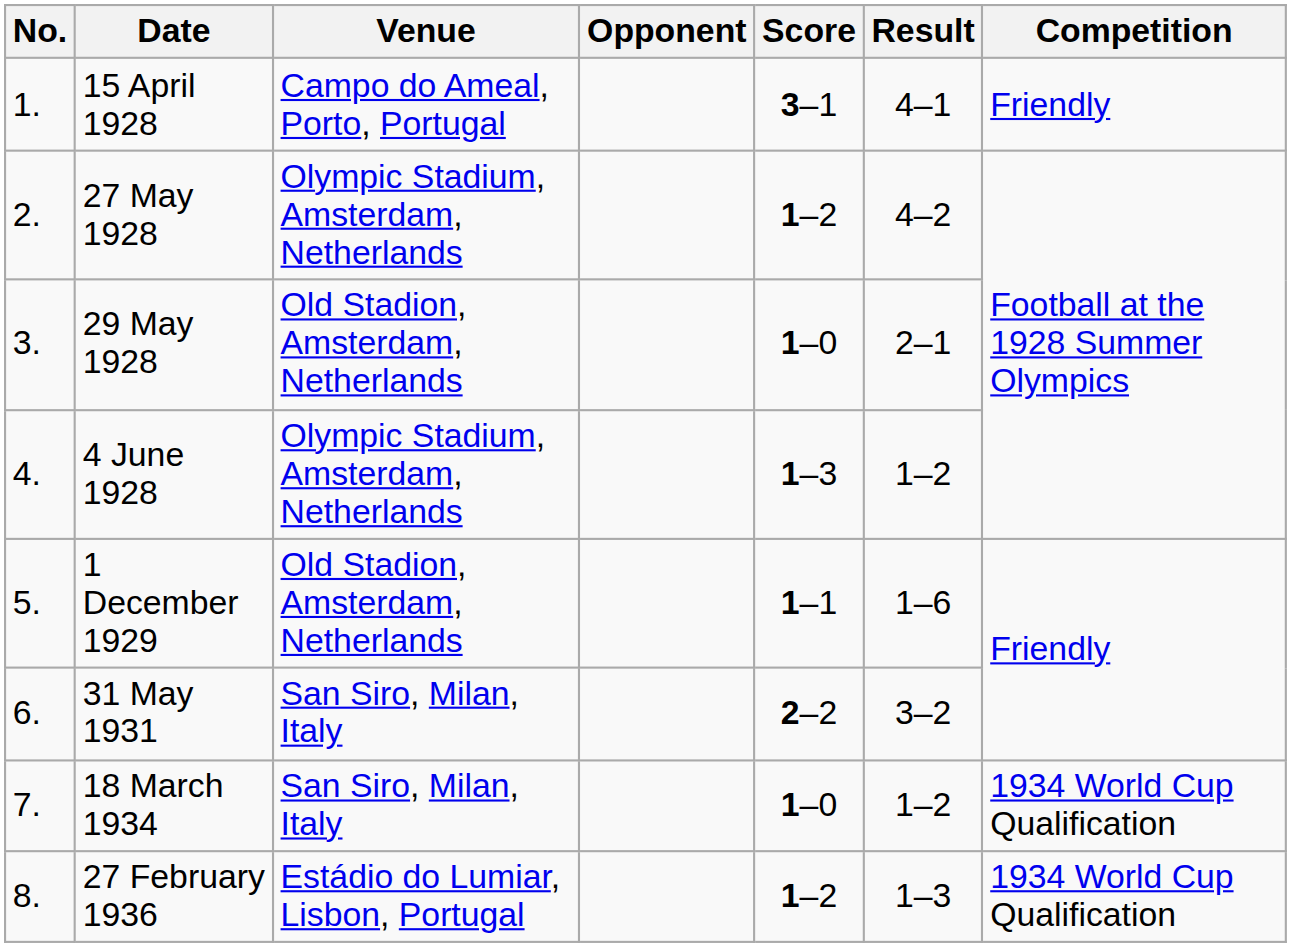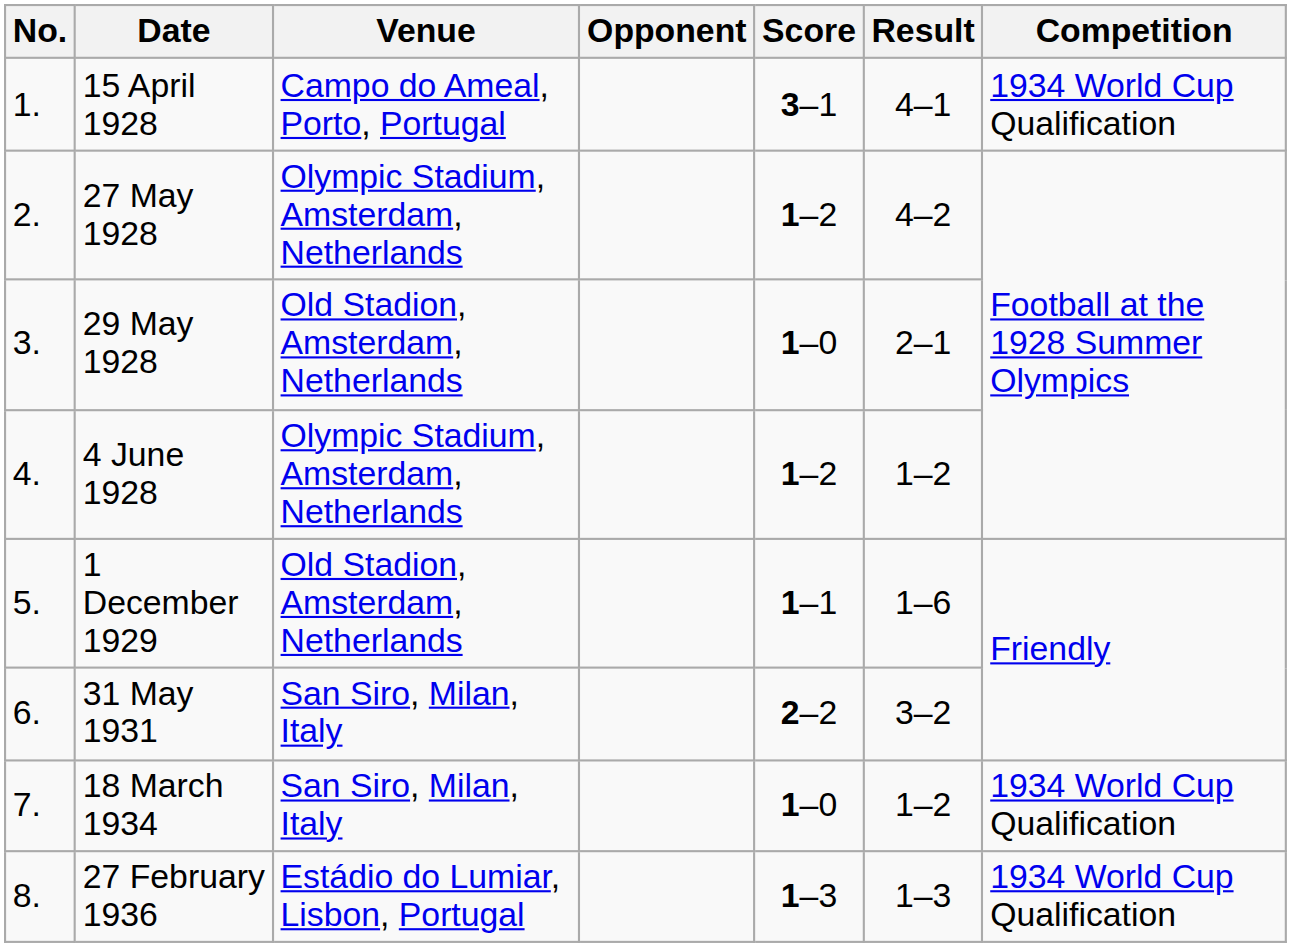(1050, 103) Friendly -> (1112, 103) 1934 World Cup Qualification
(809, 473) 1–3 -> (809, 473) 1–2
(809, 896) 1–2 -> (809, 896) 1–3
